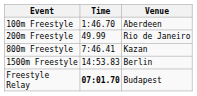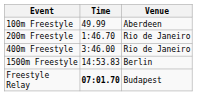(98, 24) 1:46.70 -> (94, 24) 49.99
(94, 37) 49.99 -> (98, 37) 1:46.70
+ row: (40, 50)
- row: (40, 50)
